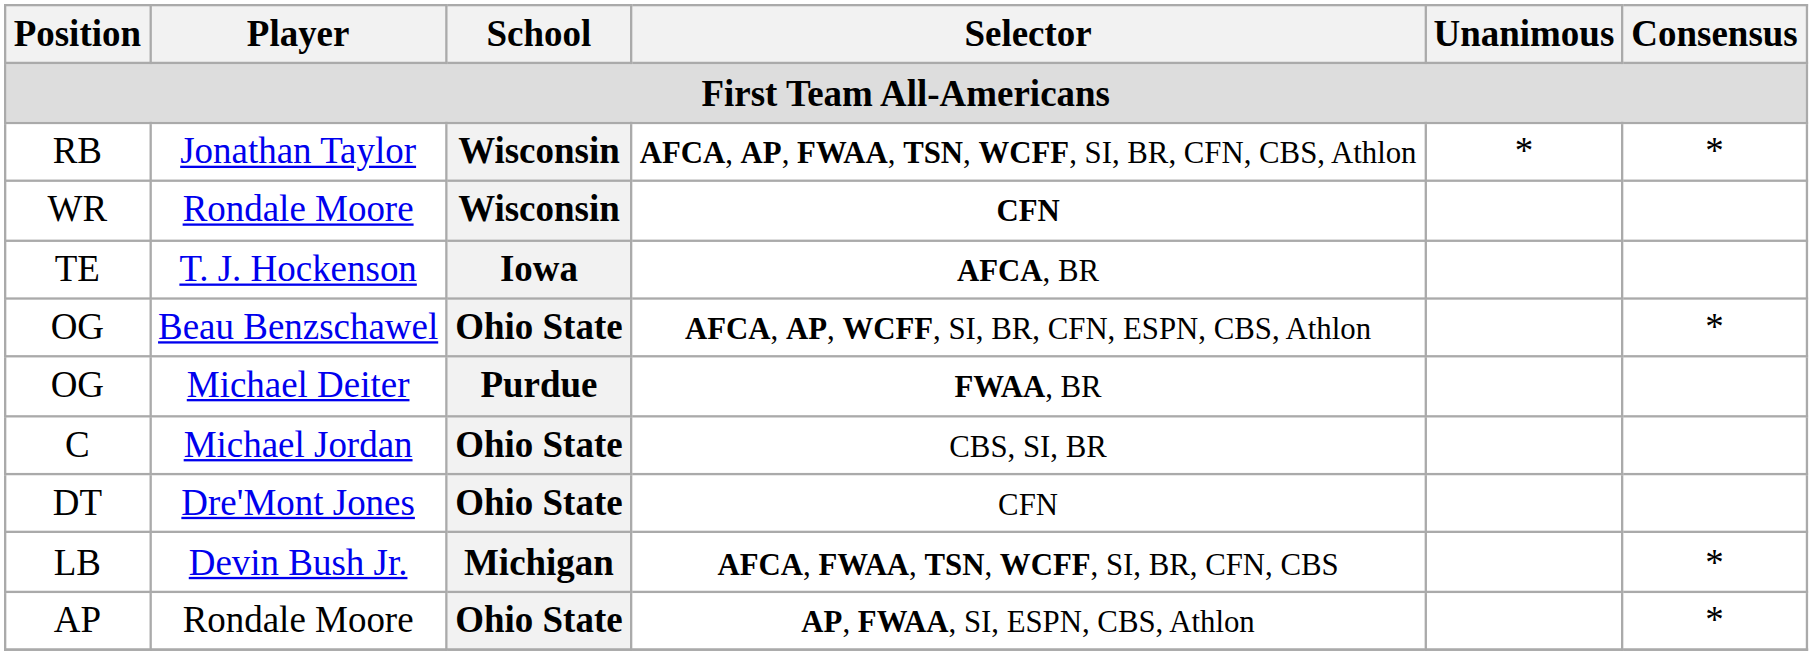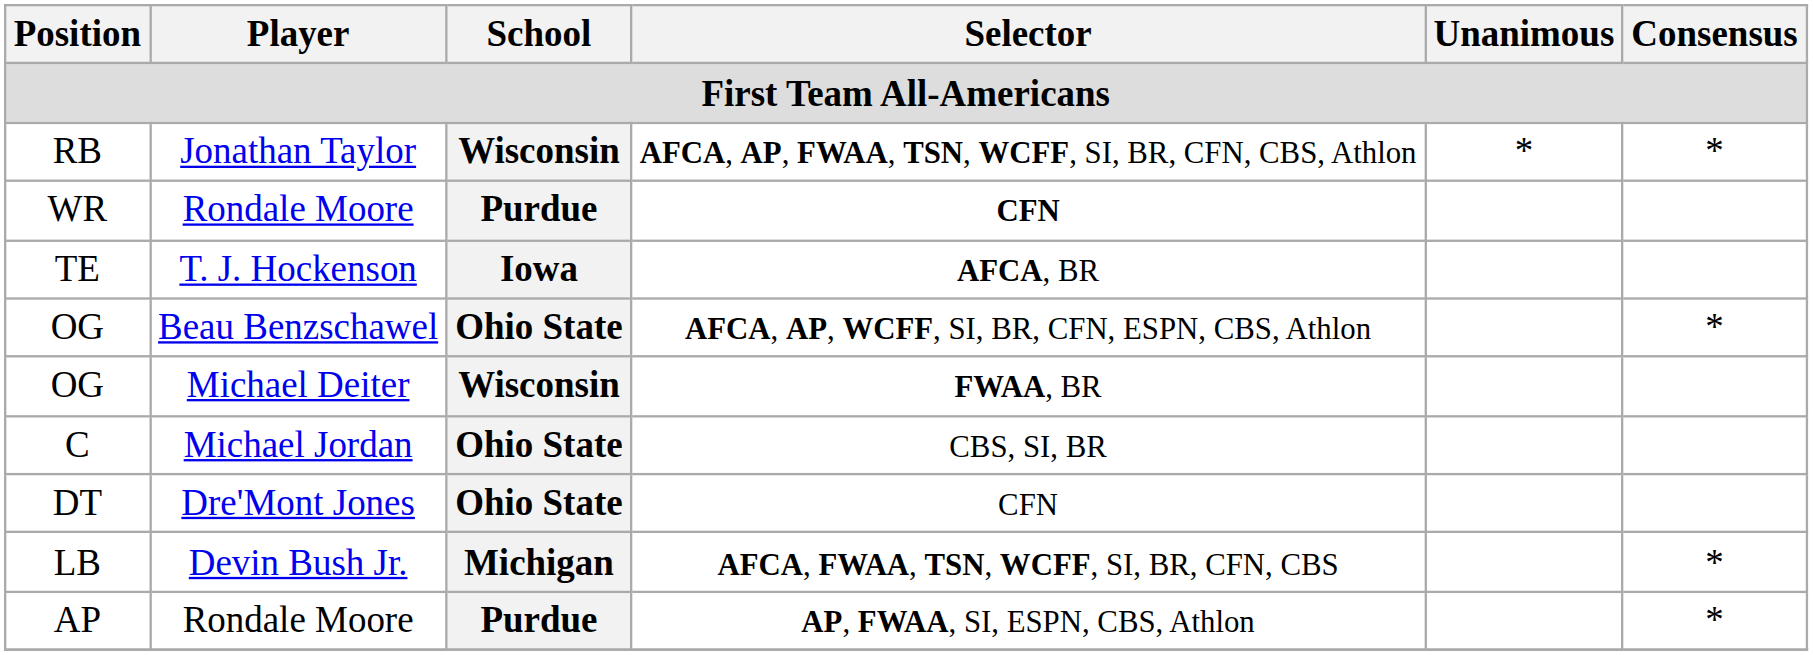(539, 209) Wisconsin -> (539, 209) Purdue
(539, 385) Purdue -> (539, 385) Wisconsin
(539, 619) Ohio State -> (539, 619) Purdue
